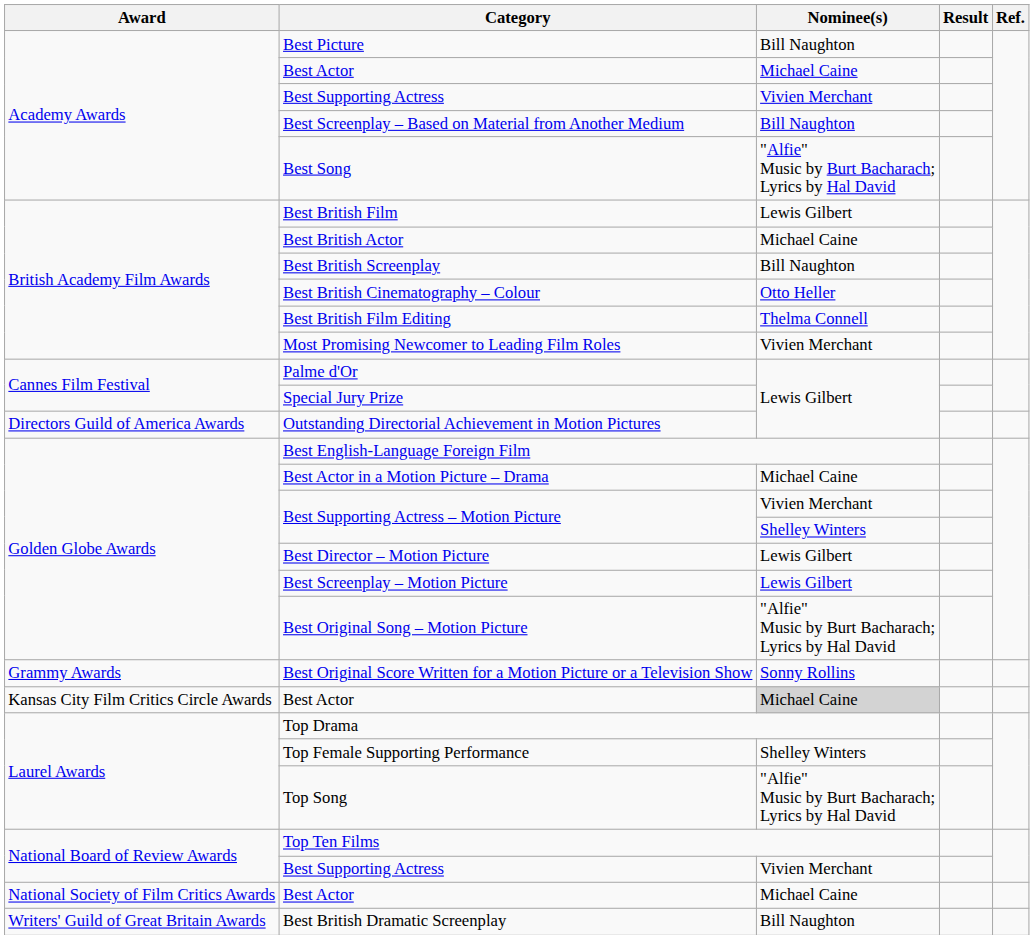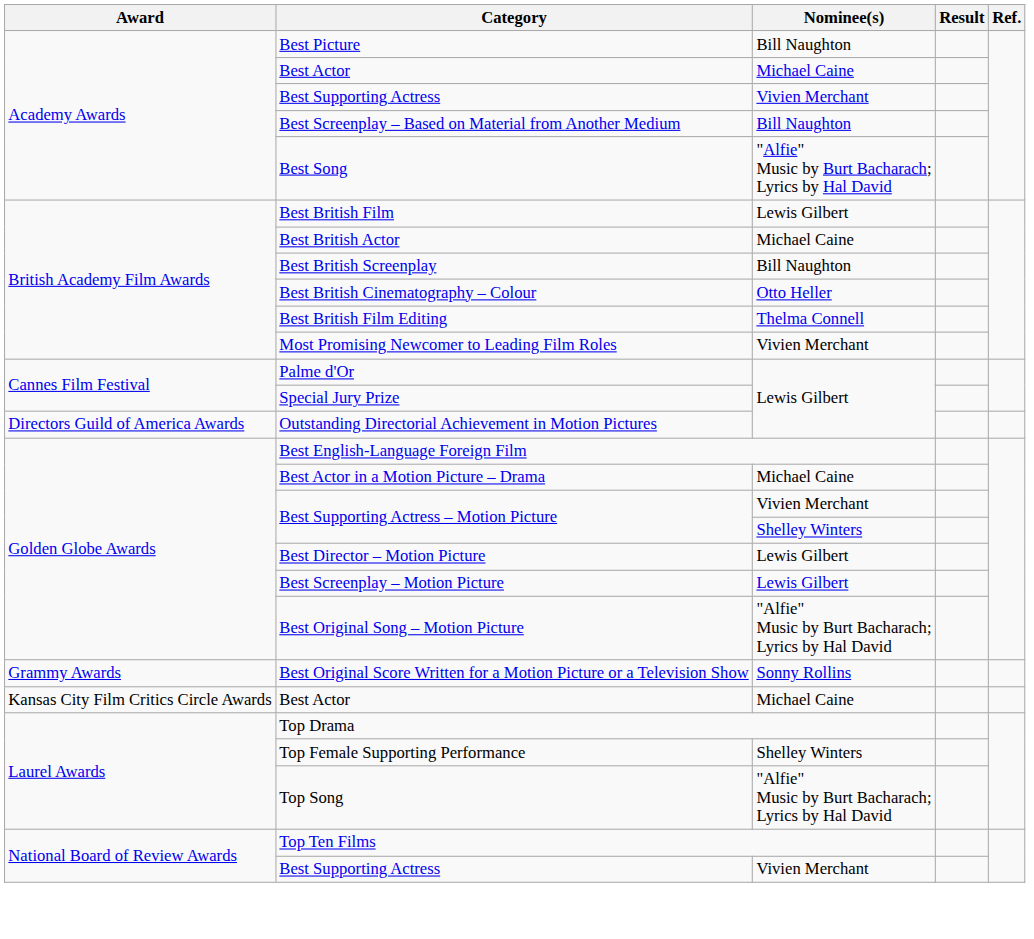(809, 699) lightgrey background -> (805, 699) no background
- row: (142, 895)
- row: (137, 921)
